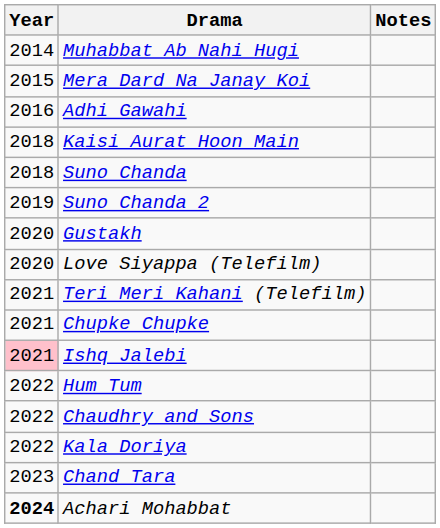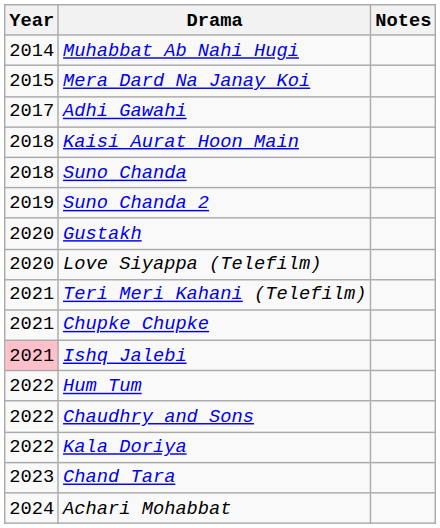(32, 112) 2016 -> (32, 112) 2017
(32, 508) bold -> (32, 508) normal
